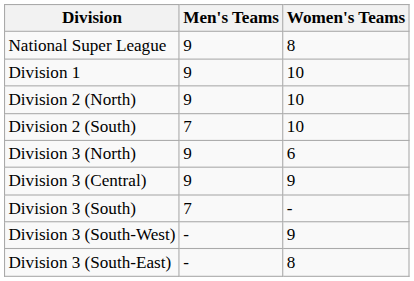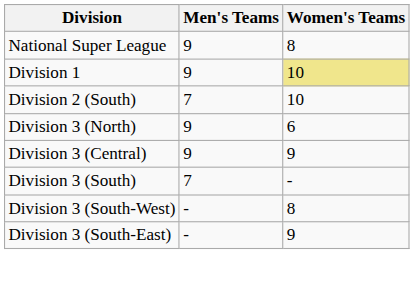(295, 72) no background -> (295, 72) khaki background
- row: (72, 99)
(291, 235) 9 -> (291, 208) 8
(291, 262) 8 -> (291, 235) 9
